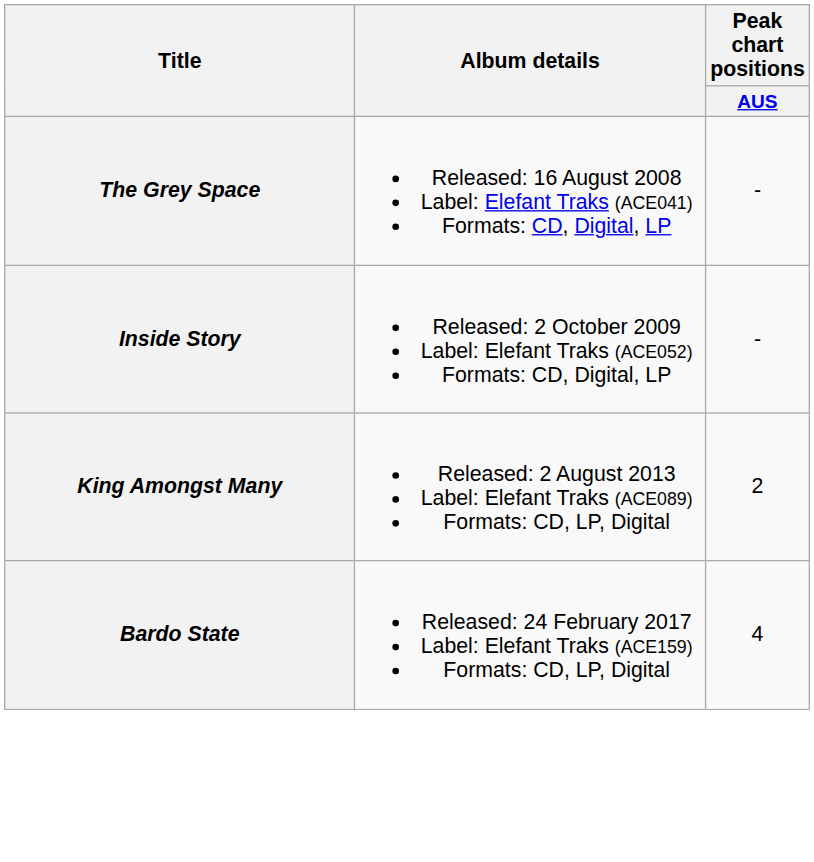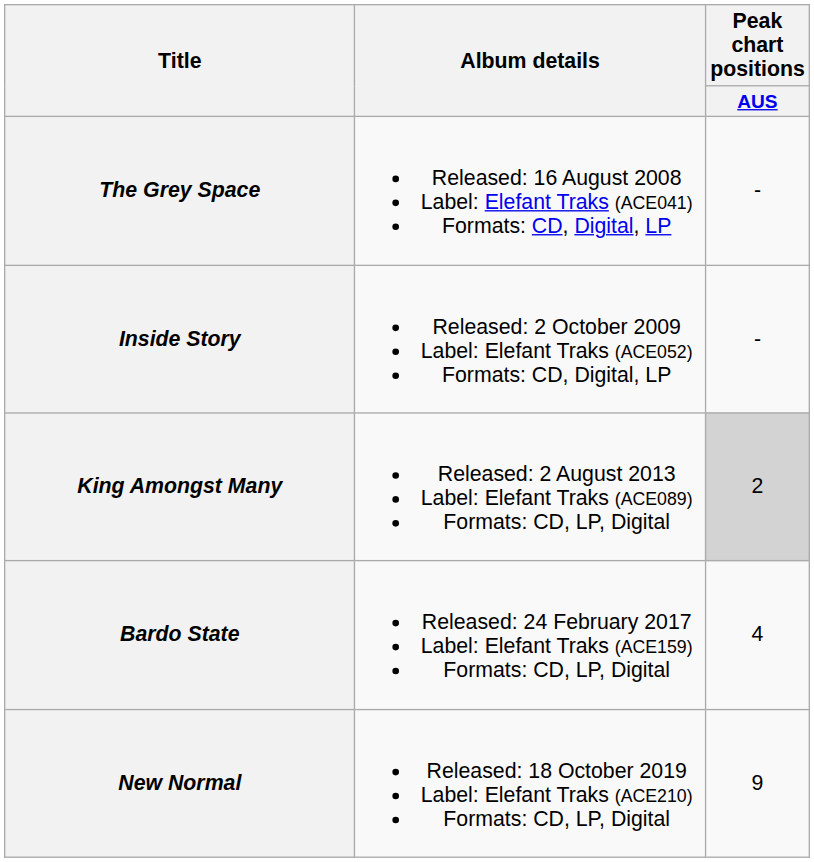(757, 486) no background -> (757, 486) lightgrey background
+ row: (180, 782)
